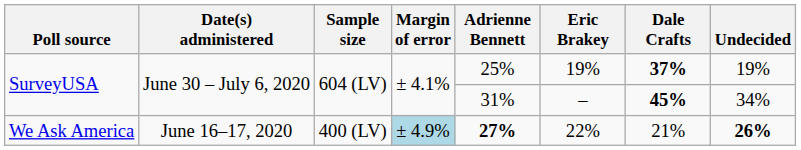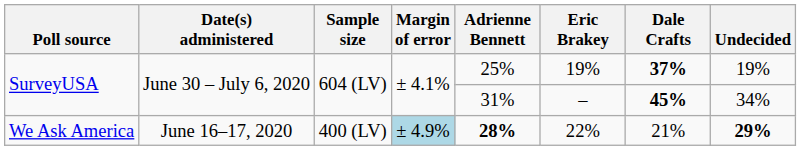(498, 130) 27% -> (498, 130) 28%
(753, 130) 26% -> (753, 130) 29%
